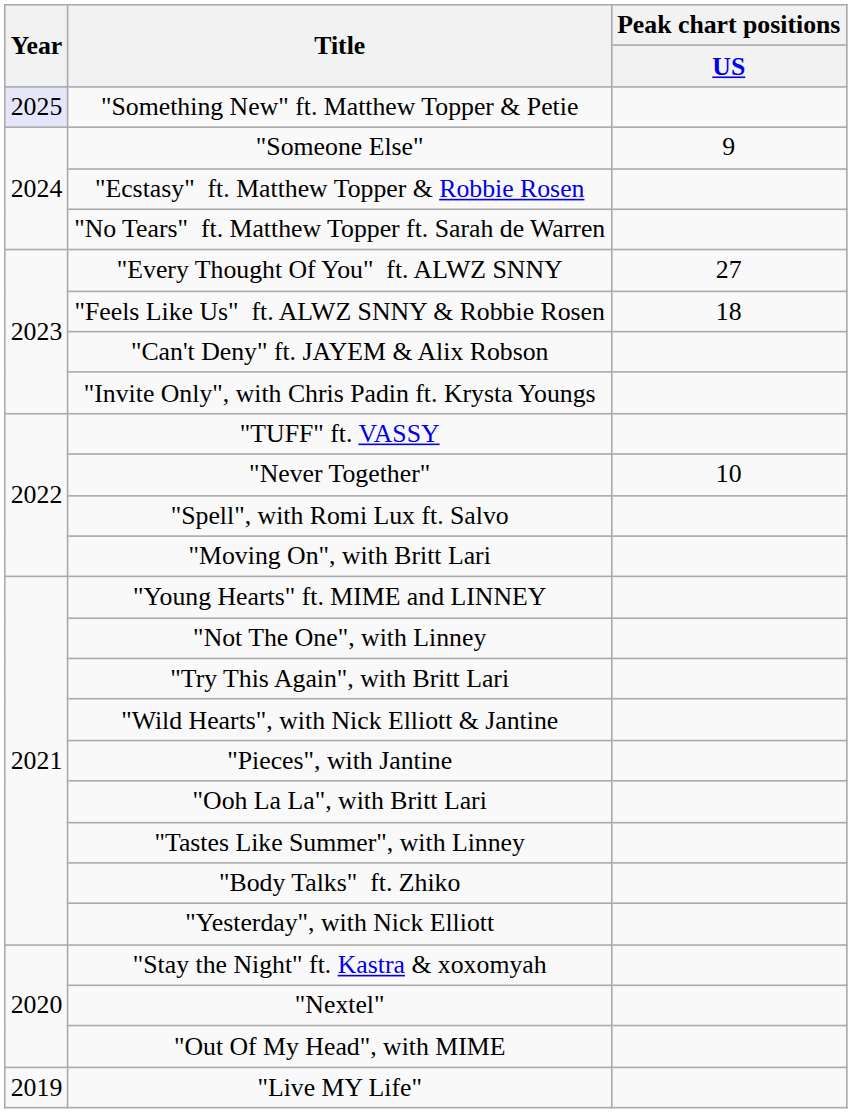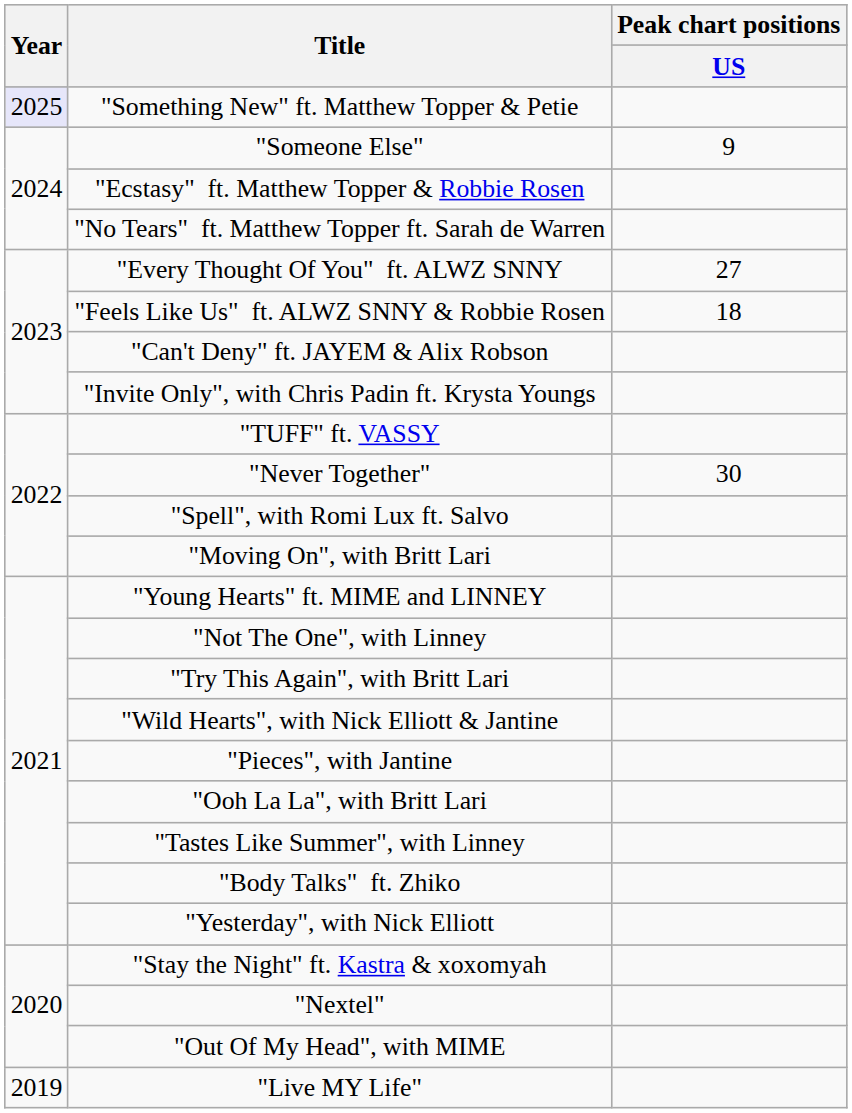(729, 474) 10 -> (729, 474) 30
